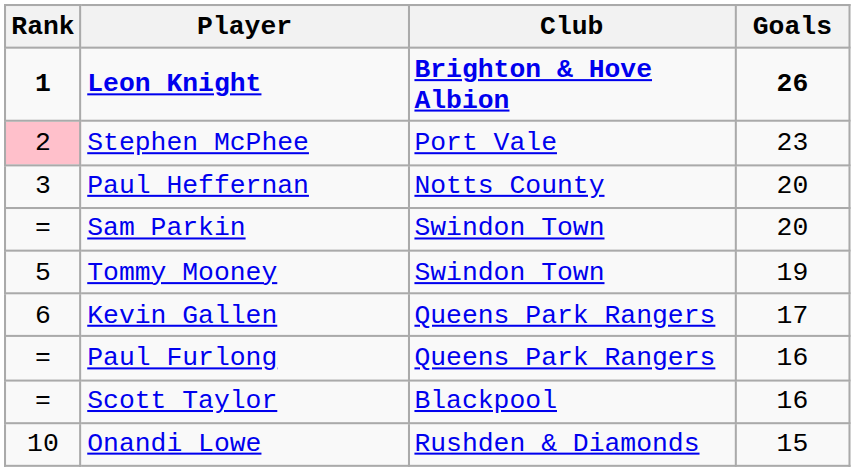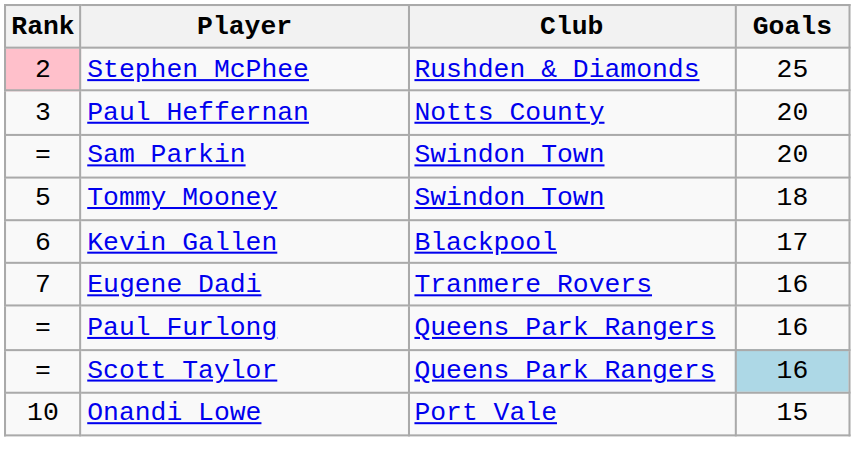- row: (174, 85)
(486, 143) Port Vale -> (557, 70) Rushden & Diamonds
(792, 143) 23 -> (792, 70) 25
(792, 272) 19 -> (792, 199) 18
(565, 315) Queens Park Rangers -> (486, 242) Blackpool
+ row: (174, 285)
(486, 401) Blackpool -> (565, 371) Queens Park Rangers
(792, 401) no background -> (792, 371) lightblue background
(557, 444) Rushden & Diamonds -> (486, 414) Port Vale
